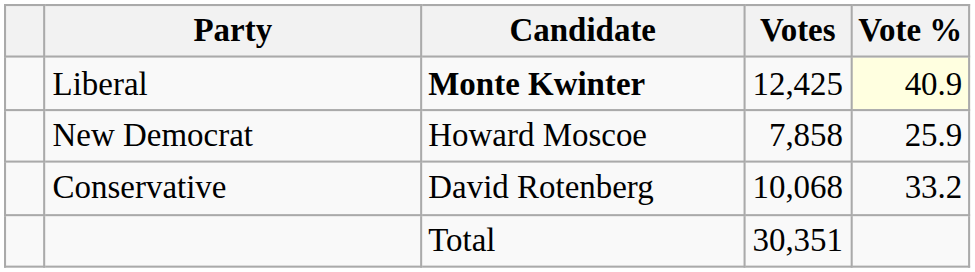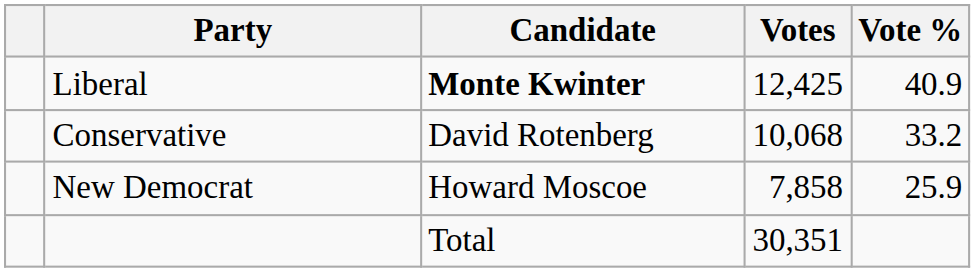(933, 82) lightyellow background -> (933, 82) no background
rows swapped: (139, 187) <-> (153, 135)
